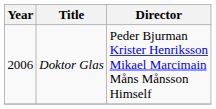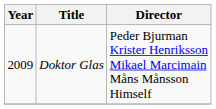(20, 64) 2006 -> (20, 64) 2009
